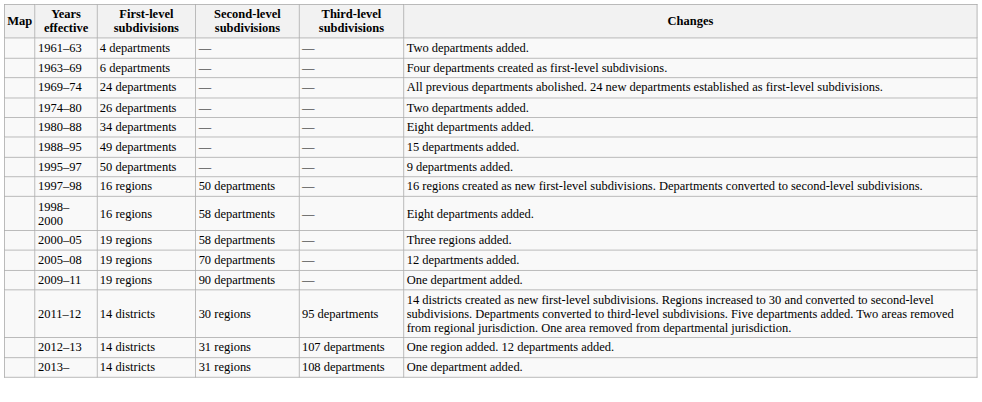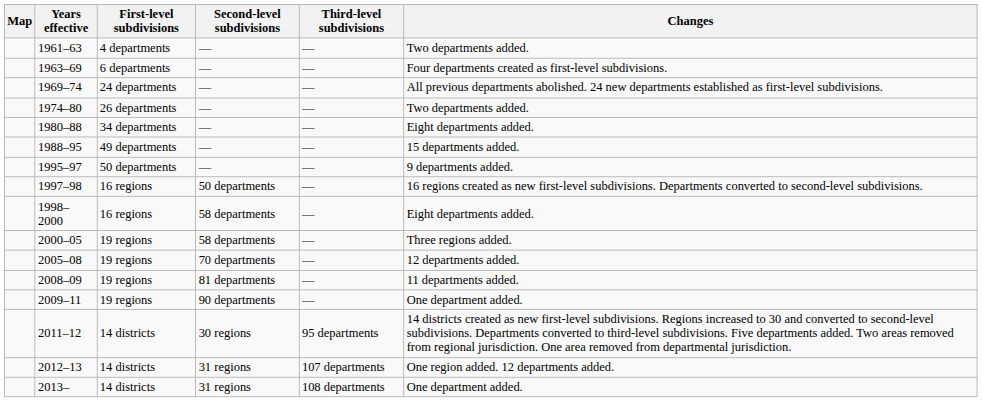+ row: (60, 279)
